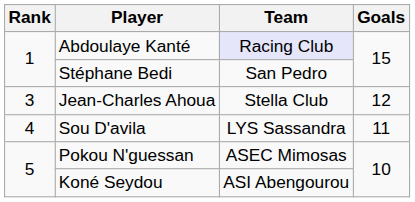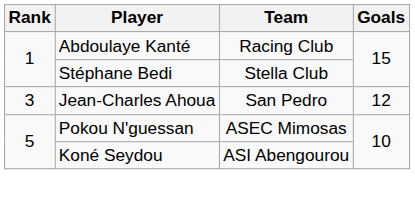(286, 45) lavender background -> (286, 45) no background
(286, 73) San Pedro -> (286, 73) Stella Club
(286, 100) Stella Club -> (286, 100) San Pedro
- row: (102, 127)
